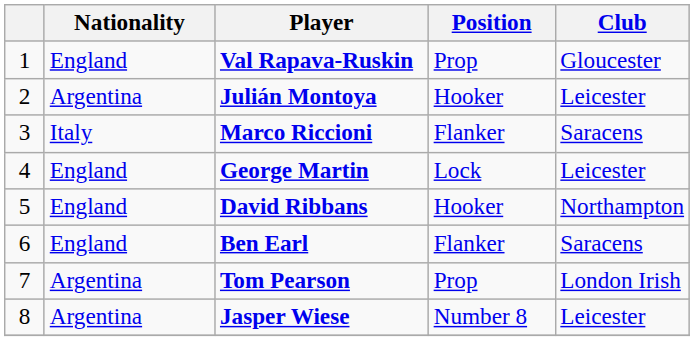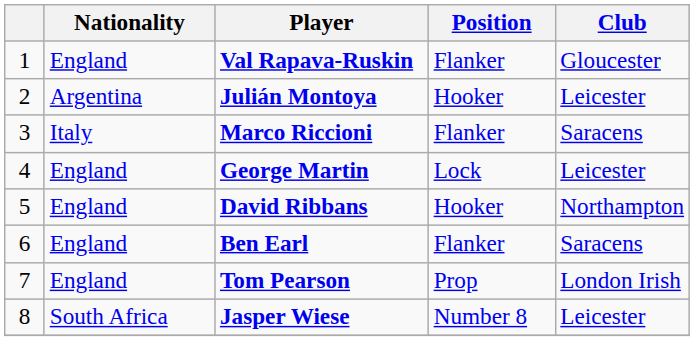(456, 59) Prop -> (469, 59) Flanker
(96, 280) Argentina -> (88, 280) England
(96, 317) Argentina -> (109, 317) South Africa
